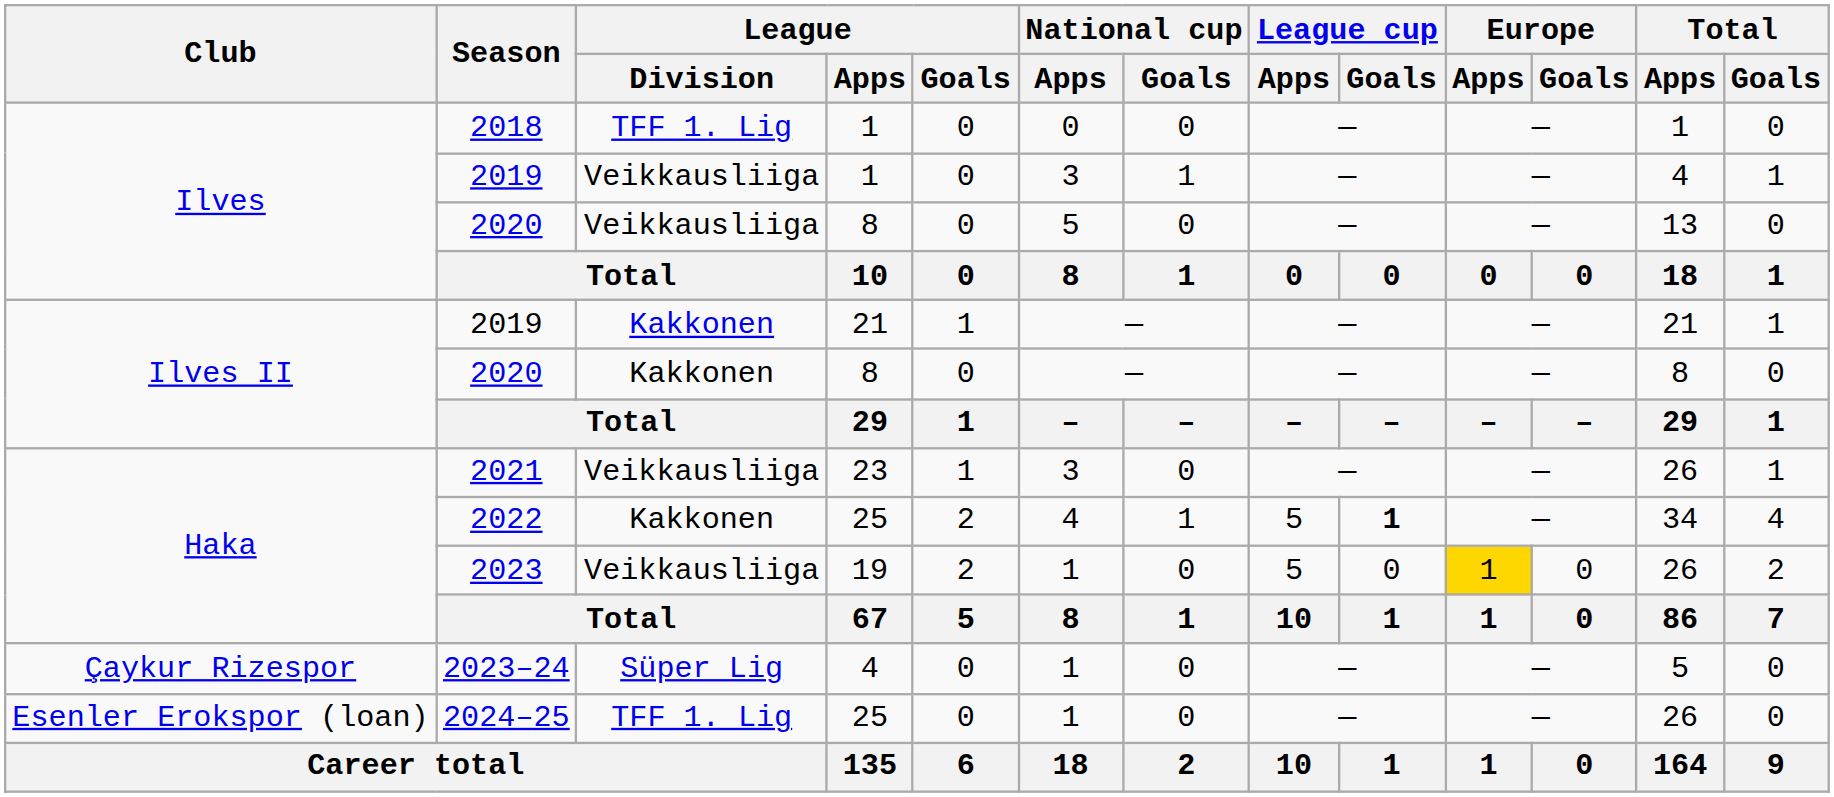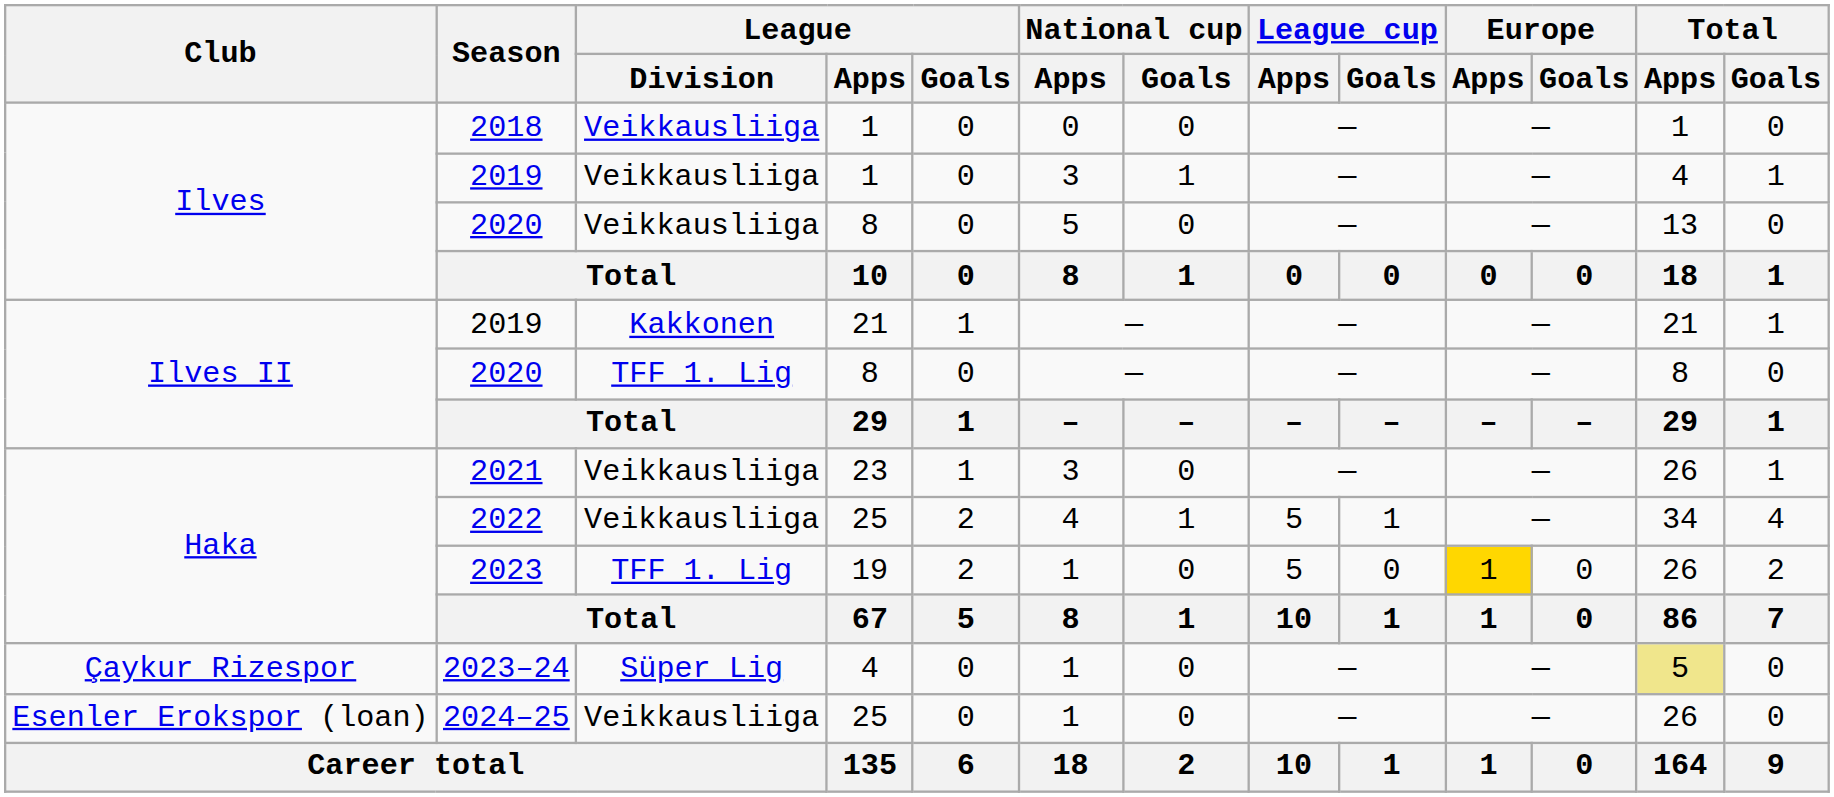(702, 128) TFF 1. Lig -> (702, 128) Veikkausliiga
(702, 374) Kakkonen -> (702, 374) TFF 1. Lig
(702, 521) Kakkonen -> (702, 521) Veikkausliiga
(1392, 521) bold -> (1392, 521) normal
(702, 570) Veikkausliiga -> (702, 570) TFF 1. Lig
(1680, 669) no background -> (1680, 669) khaki background
(702, 718) TFF 1. Lig -> (702, 718) Veikkausliiga
